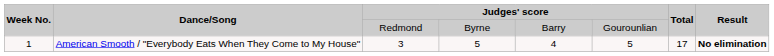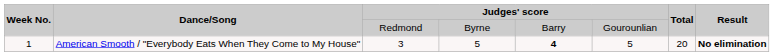(554, 43) normal -> (554, 43) bold
(682, 43) 17 -> (682, 43) 20
